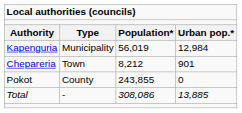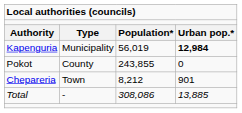(193, 48) normal -> (193, 48) bold
rows swapped: (31, 64) <-> (19, 79)
